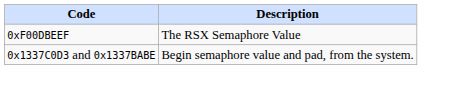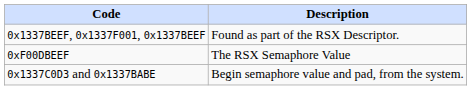+ row: (106, 34)
